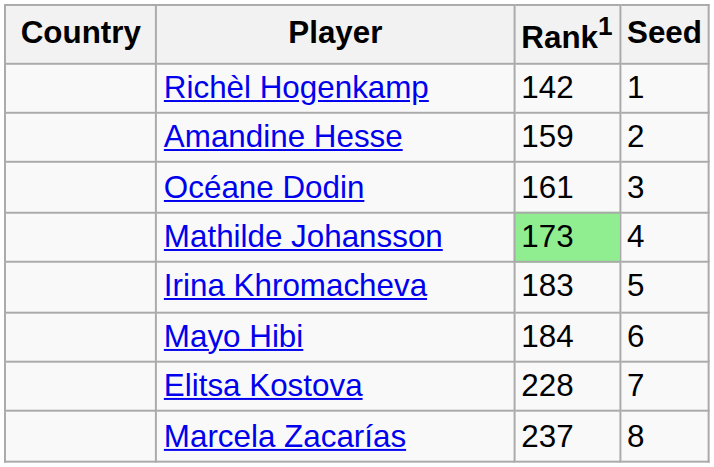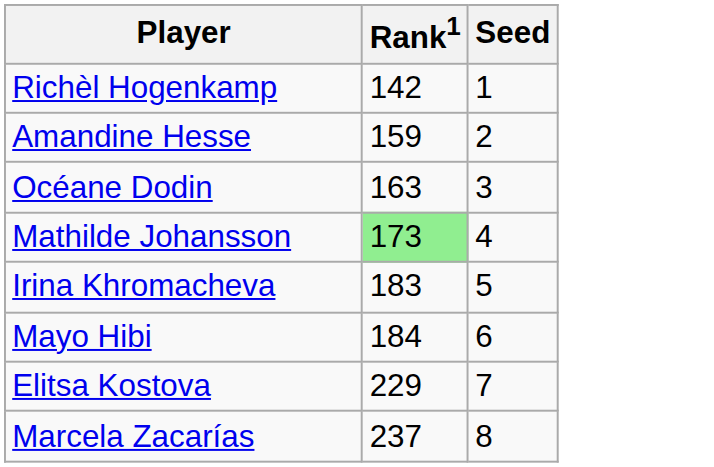- column: (81, 33)
(547, 187) 161 -> (396, 187) 163
(547, 385) 228 -> (396, 385) 229
